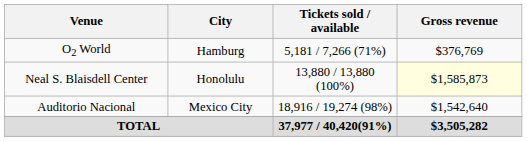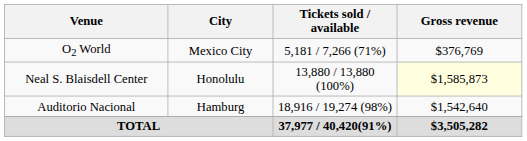(221, 50) Hamburg -> (221, 50) Mexico City
(221, 106) Mexico City -> (221, 106) Hamburg
